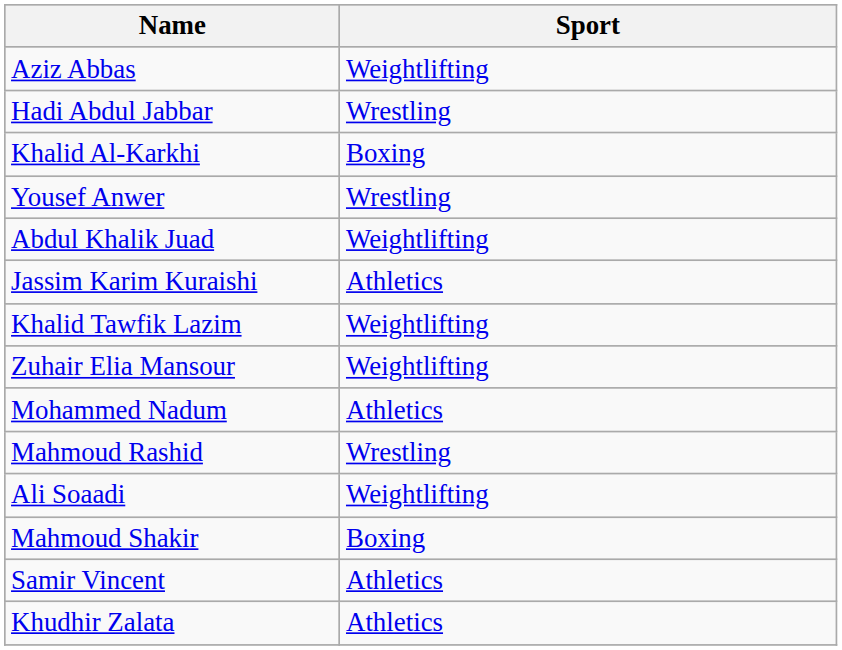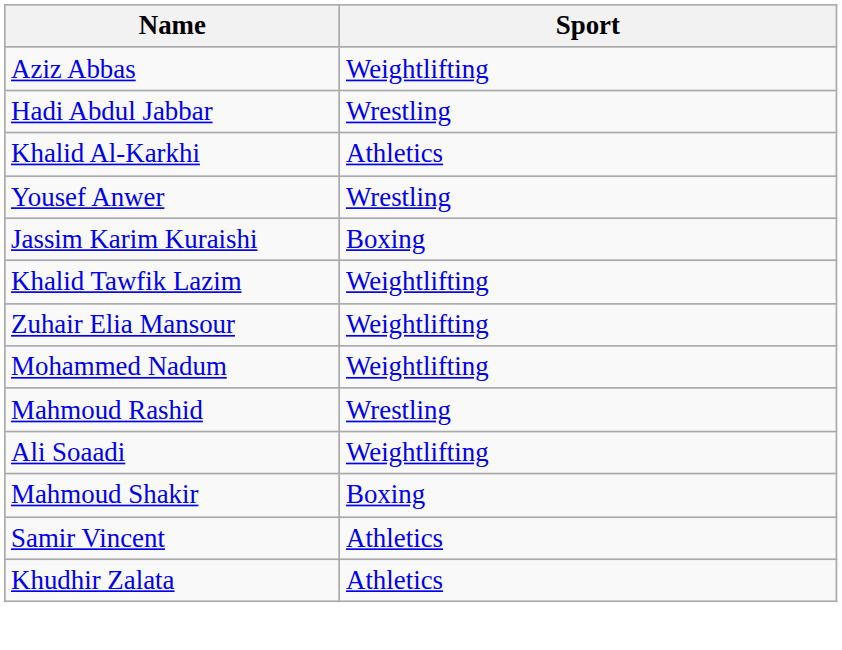(386, 153) Boxing -> (395, 153) Athletics
- row: (113, 238)
(395, 281) Athletics -> (386, 238) Boxing
(395, 409) Athletics -> (417, 366) Weightlifting
